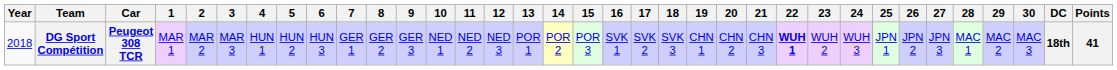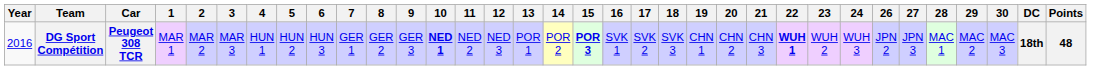- column: (886, 13)
(20, 43) 2018 -> (20, 43) 2016
(441, 43) normal -> (441, 43) bold
(588, 43) normal -> (588, 43) bold
(1093, 43) 41 -> (1066, 43) 48
